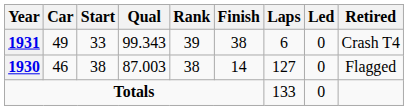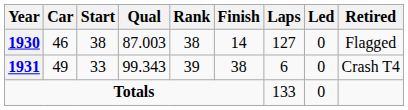rows swapped: (24, 67) <-> (24, 42)
